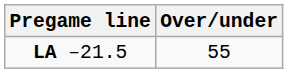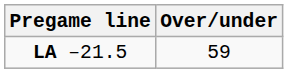(219, 53) 55 -> (219, 53) 59
